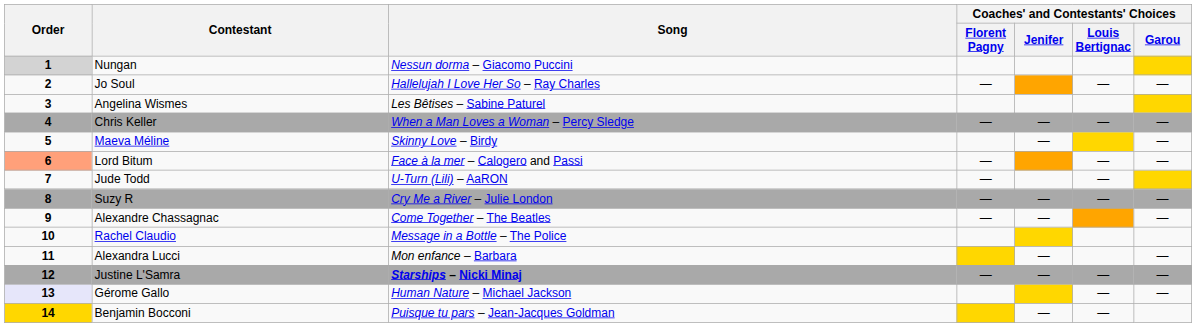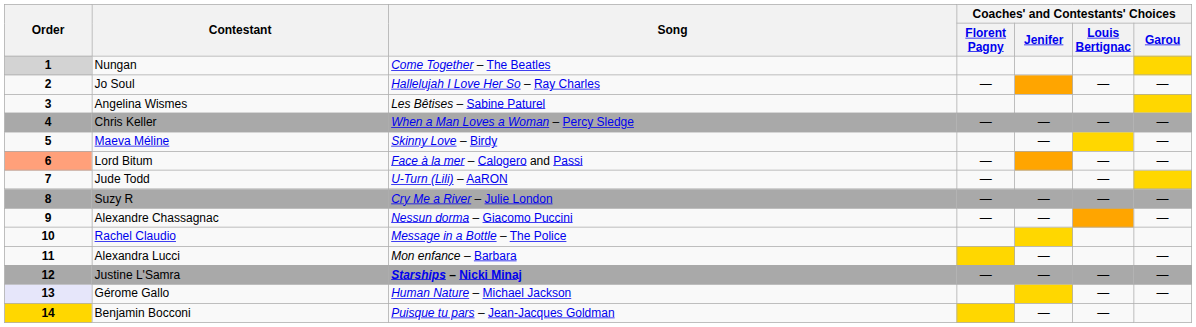(482, 65) Nessun dorma – Giacomo Puccini -> (471, 65) Come Together – The Beatles
(471, 217) Come Together – The Beatles -> (482, 217) Nessun dorma – Giacomo Puccini
